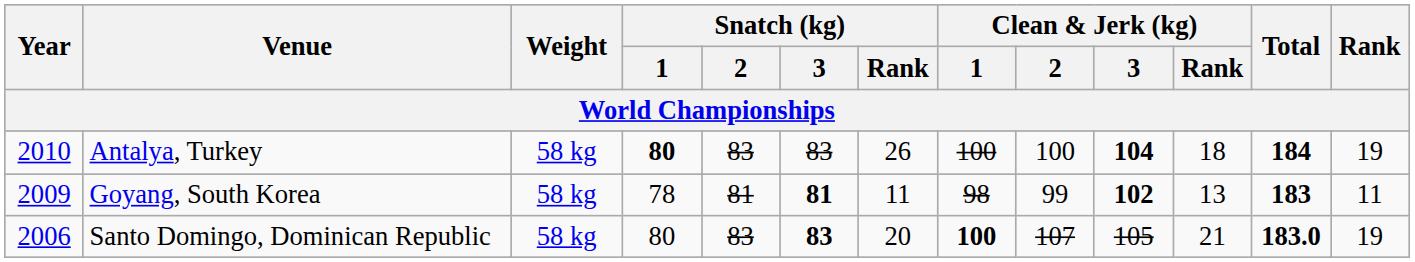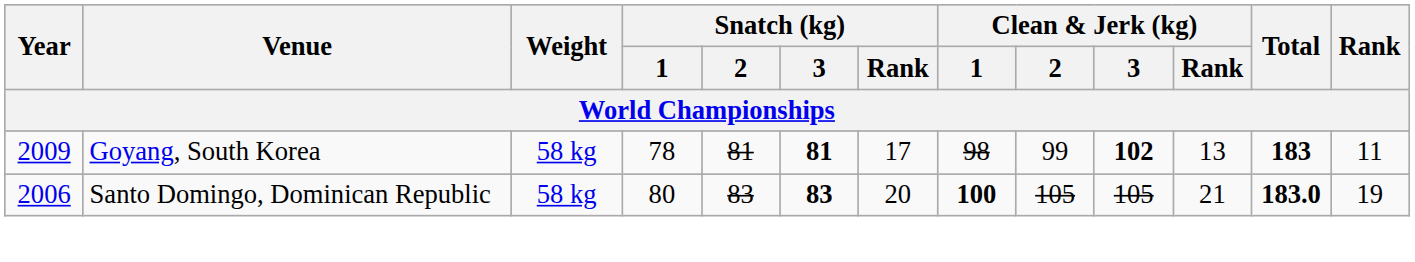- row: (176, 151)
(898, 194) 11 -> (898, 151) 17
(1055, 236) 107 -> (1055, 194) 105
